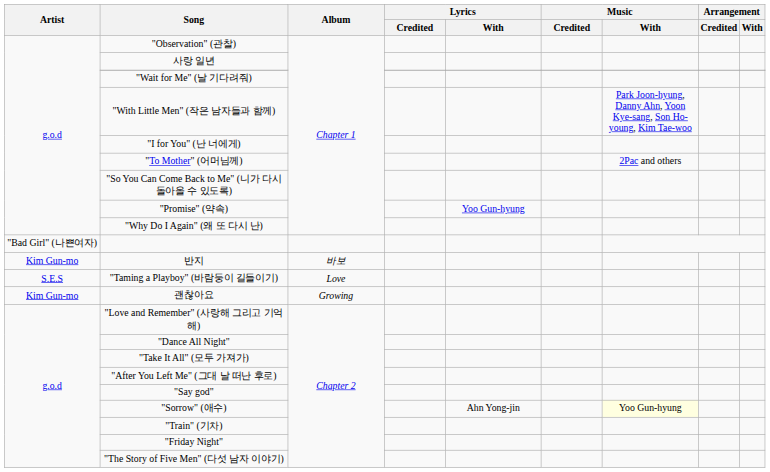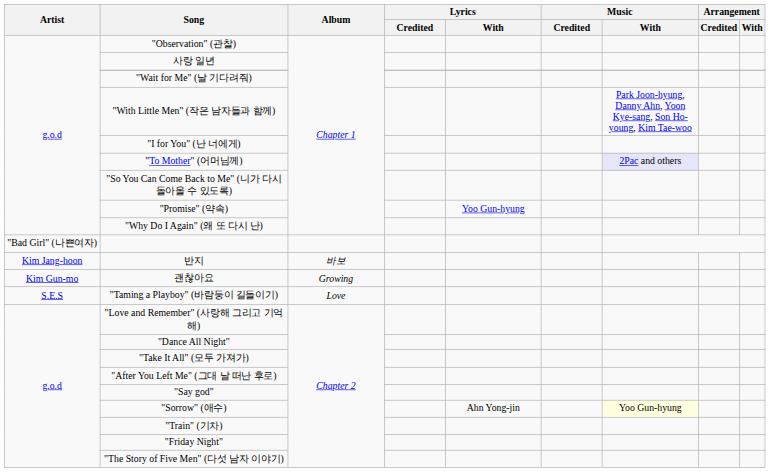(650, 161) no background -> (650, 161) lavender background
(52, 261) Kim Gun-mo -> (52, 261) Kim Jang-hoon
rows swapped: (194, 278) <-> (194, 295)
